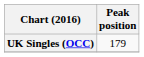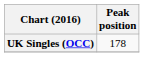(118, 43) 179 -> (118, 43) 178
